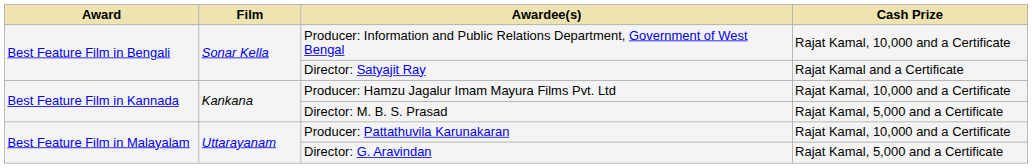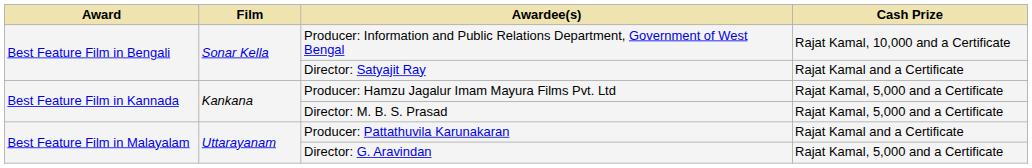(903, 91) Rajat Kamal, 10,000 and a Certificate -> (899, 91) Rajat Kamal, 5,000 and a Certificate
(903, 132) Rajat Kamal, 10,000 and a Certificate -> (879, 132) Rajat Kamal and a Certificate
